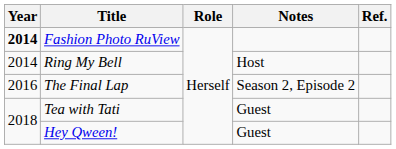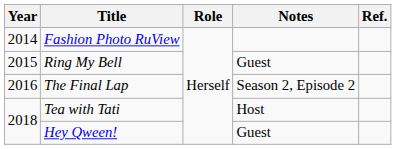(23, 39) bold -> (23, 39) normal
(23, 62) 2014 -> (23, 62) 2015
(250, 62) Host -> (254, 62) Guest
(254, 109) Guest -> (250, 109) Host
